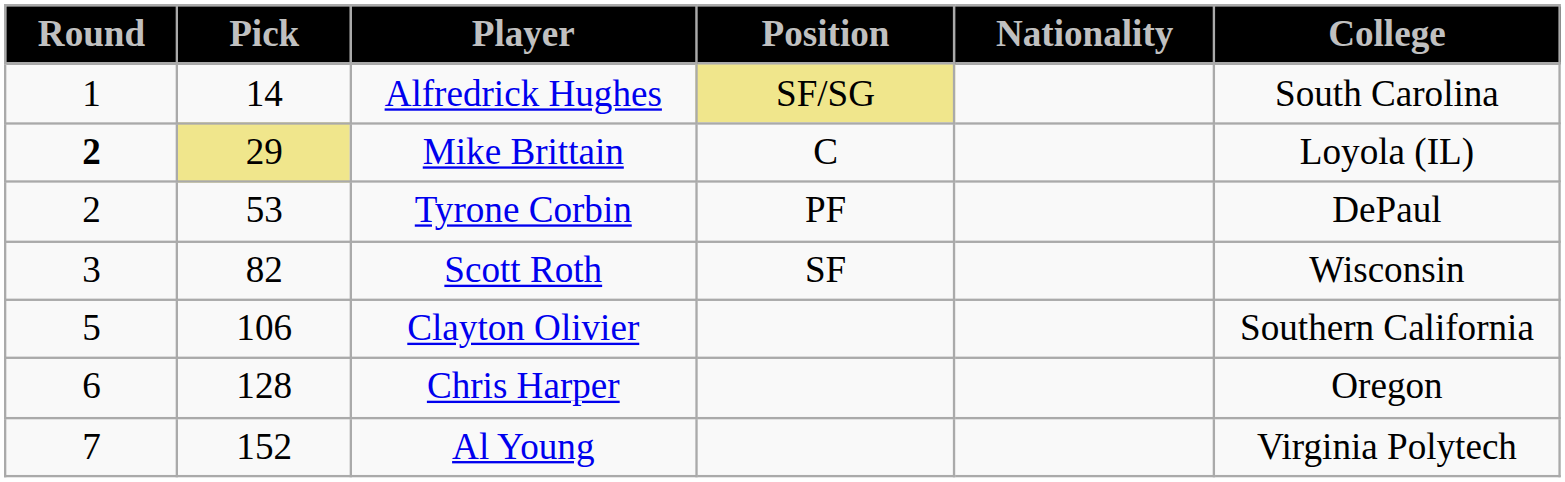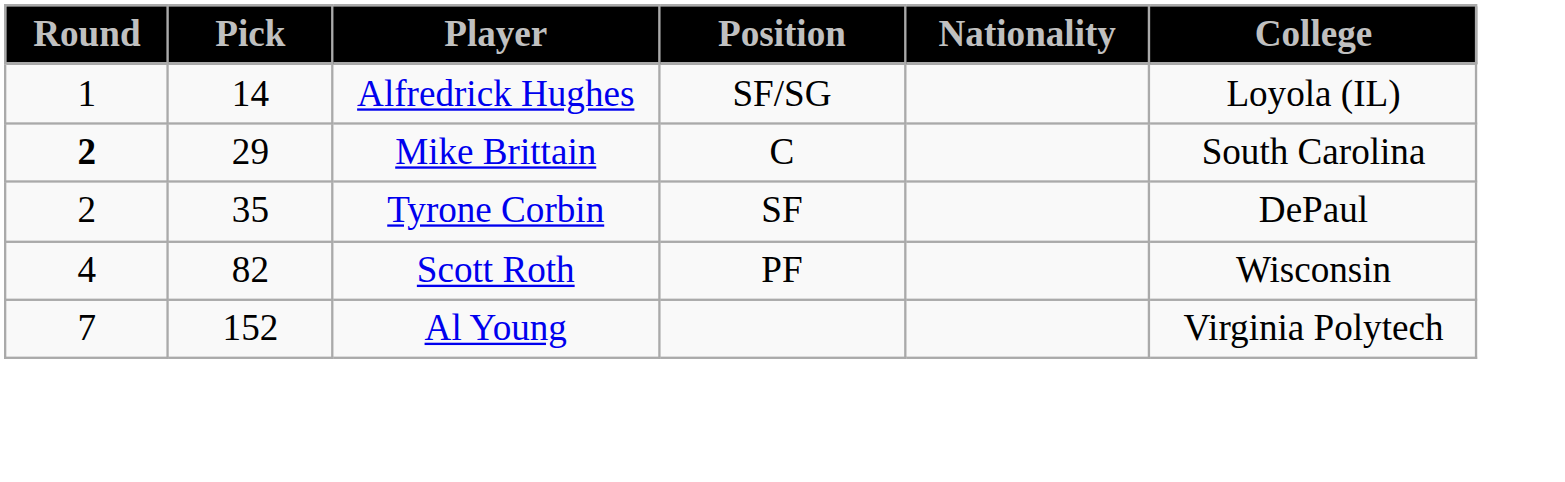(826, 92) khaki background -> (782, 92) no background
(1387, 92) South Carolina -> (1313, 92) Loyola (IL)
(264, 151) khaki background -> (250, 151) no background
(1387, 151) Loyola (IL) -> (1313, 151) South Carolina
(264, 210) 53 -> (250, 210) 35
(826, 210) PF -> (782, 210) SF
(92, 269) 3 -> (87, 269) 4
(826, 269) SF -> (782, 269) PF
- row: (523, 328)
- row: (523, 387)
